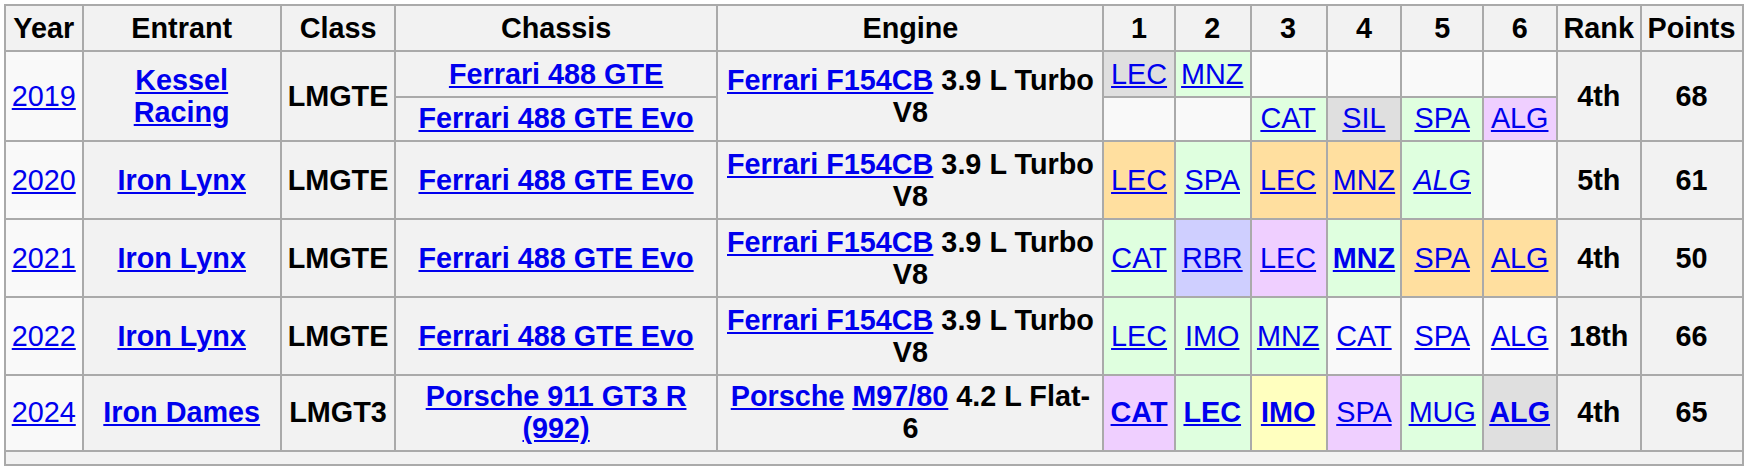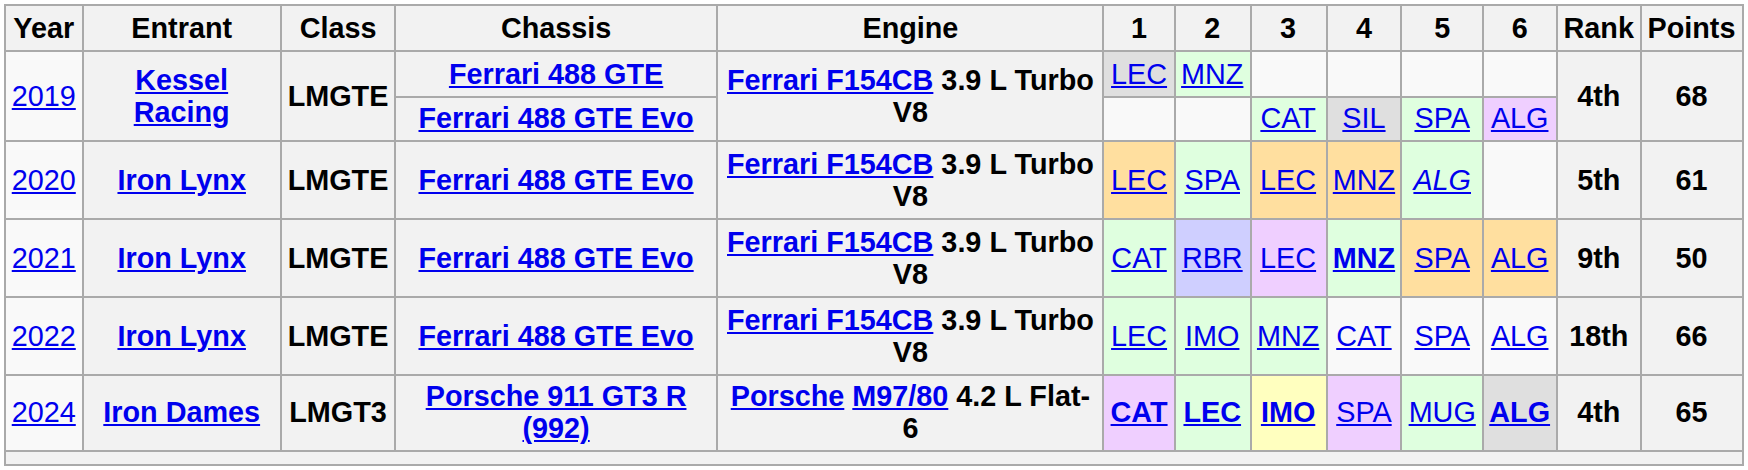(1599, 258) 4th -> (1599, 258) 9th
